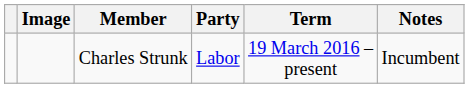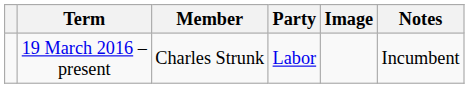columns swapped: (46, 18) <-> (311, 18)
